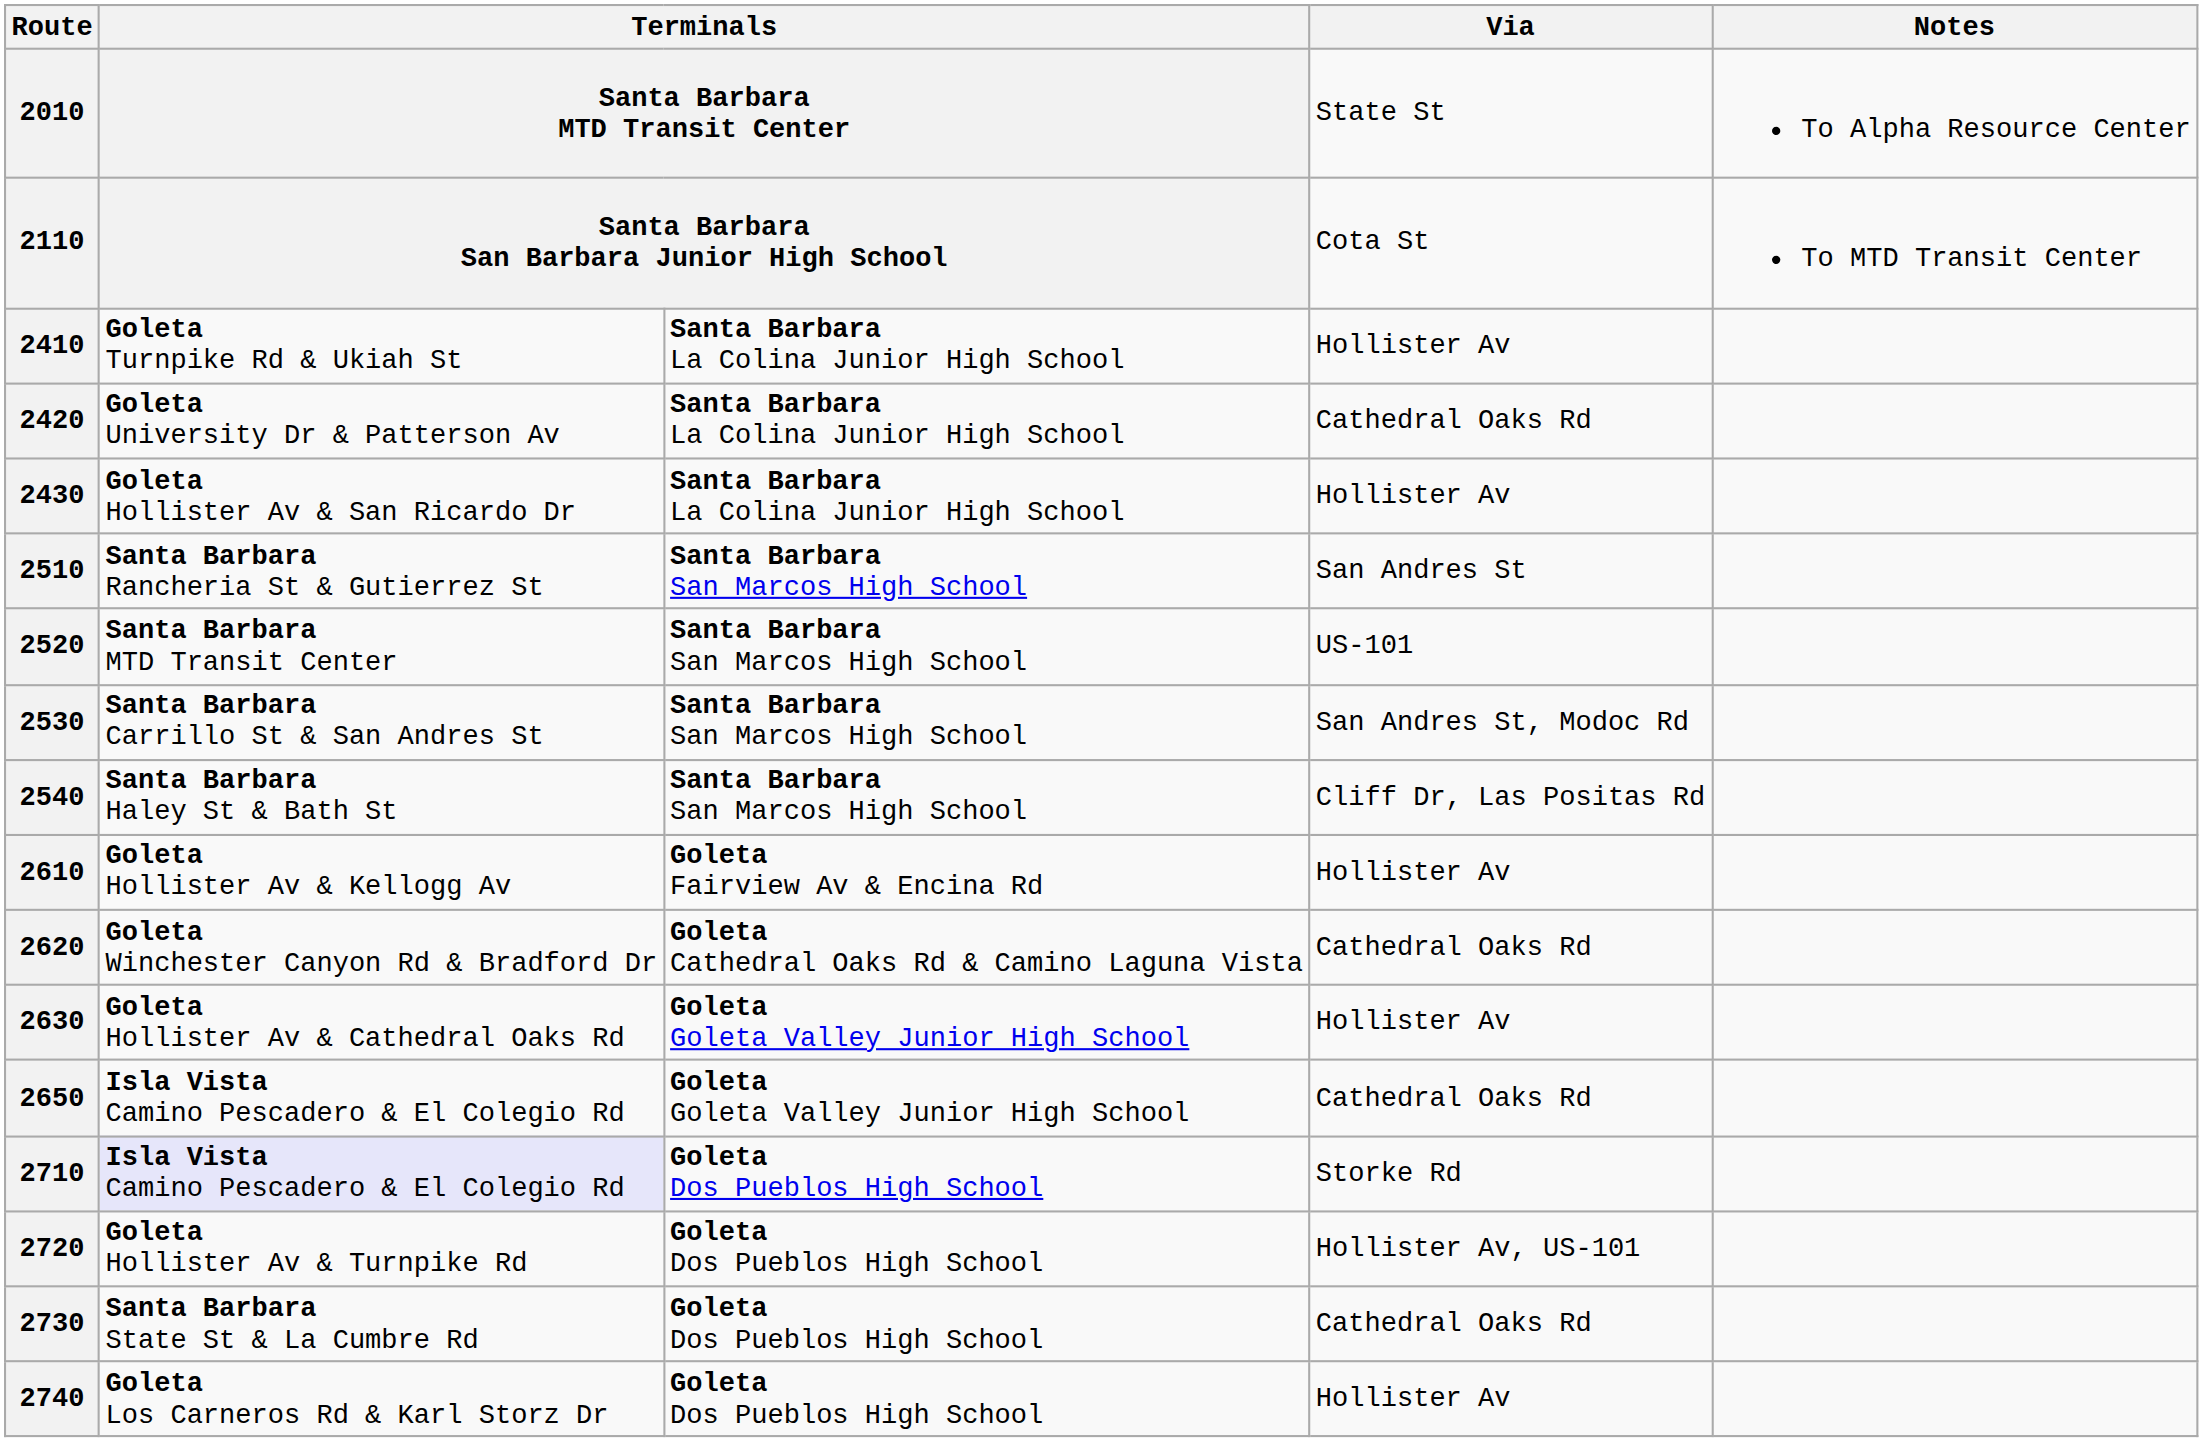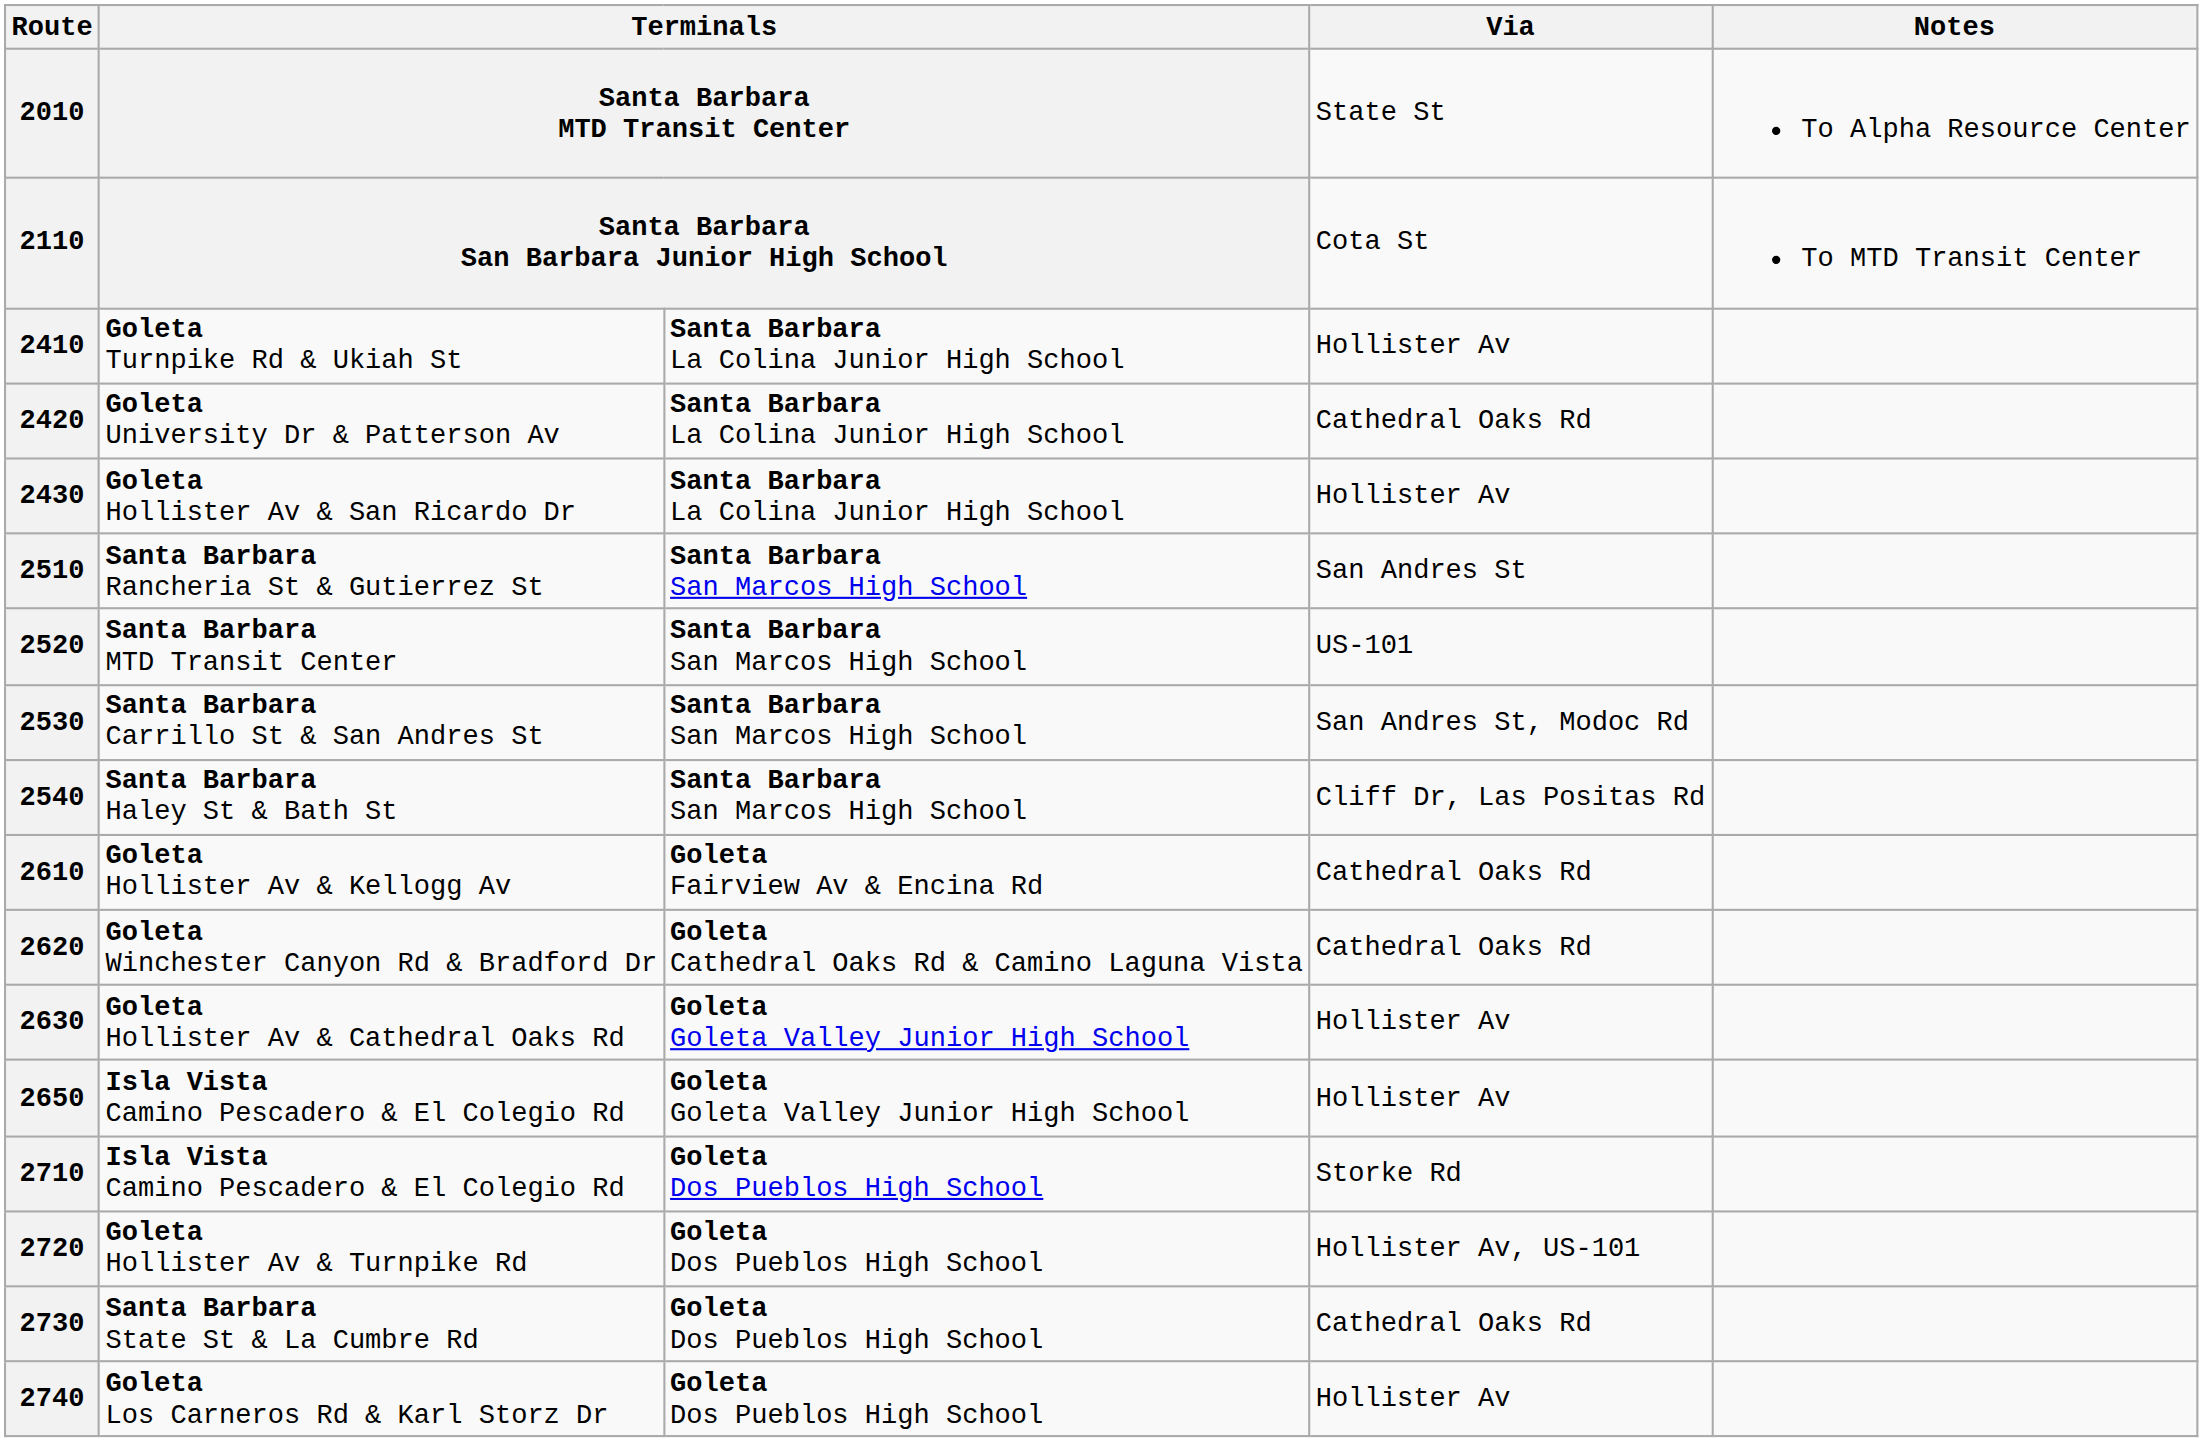(1413, 872) Hollister Av -> (1454, 872) Cathedral Oaks Rd
(1454, 1098) Cathedral Oaks Rd -> (1413, 1098) Hollister Av
(365, 1173) lavender background -> (365, 1173) no background
